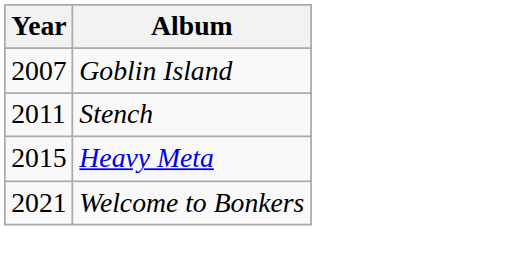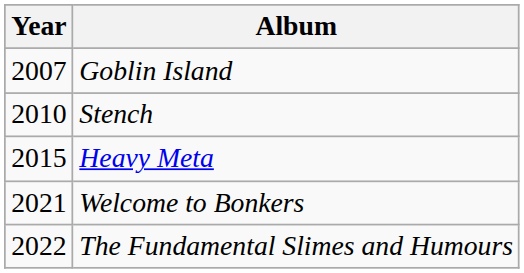(38, 114) 2011 -> (39, 114) 2010
+ row: (296, 245)
